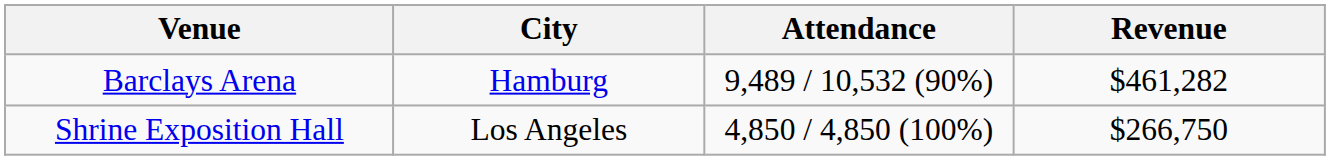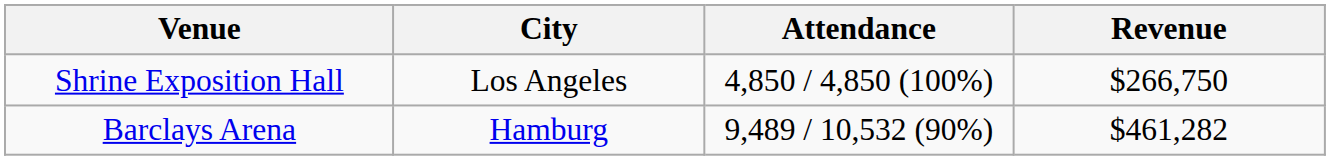rows swapped: (199, 79) <-> (199, 129)
